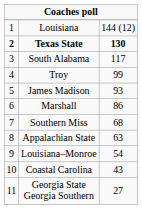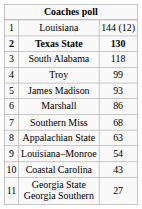(118, 59) 117 -> (118, 59) 118
